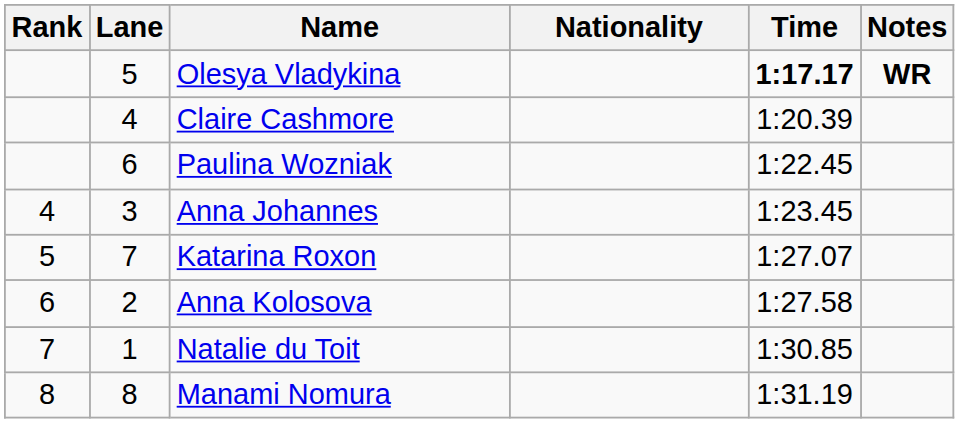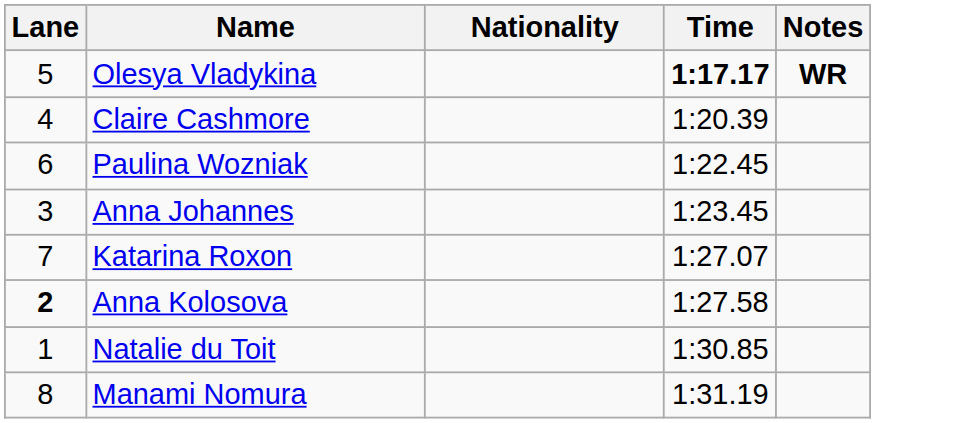- column: (47, 27)
(130, 303) normal -> (45, 303) bold
